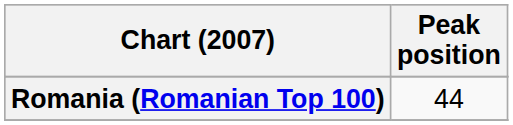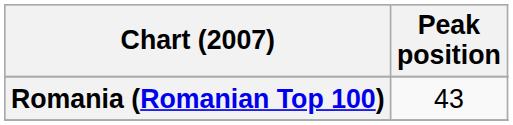(449, 98) 44 -> (449, 98) 43
